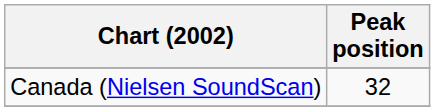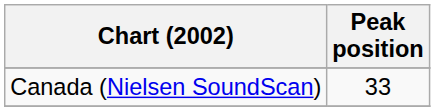(378, 86) 32 -> (378, 86) 33
